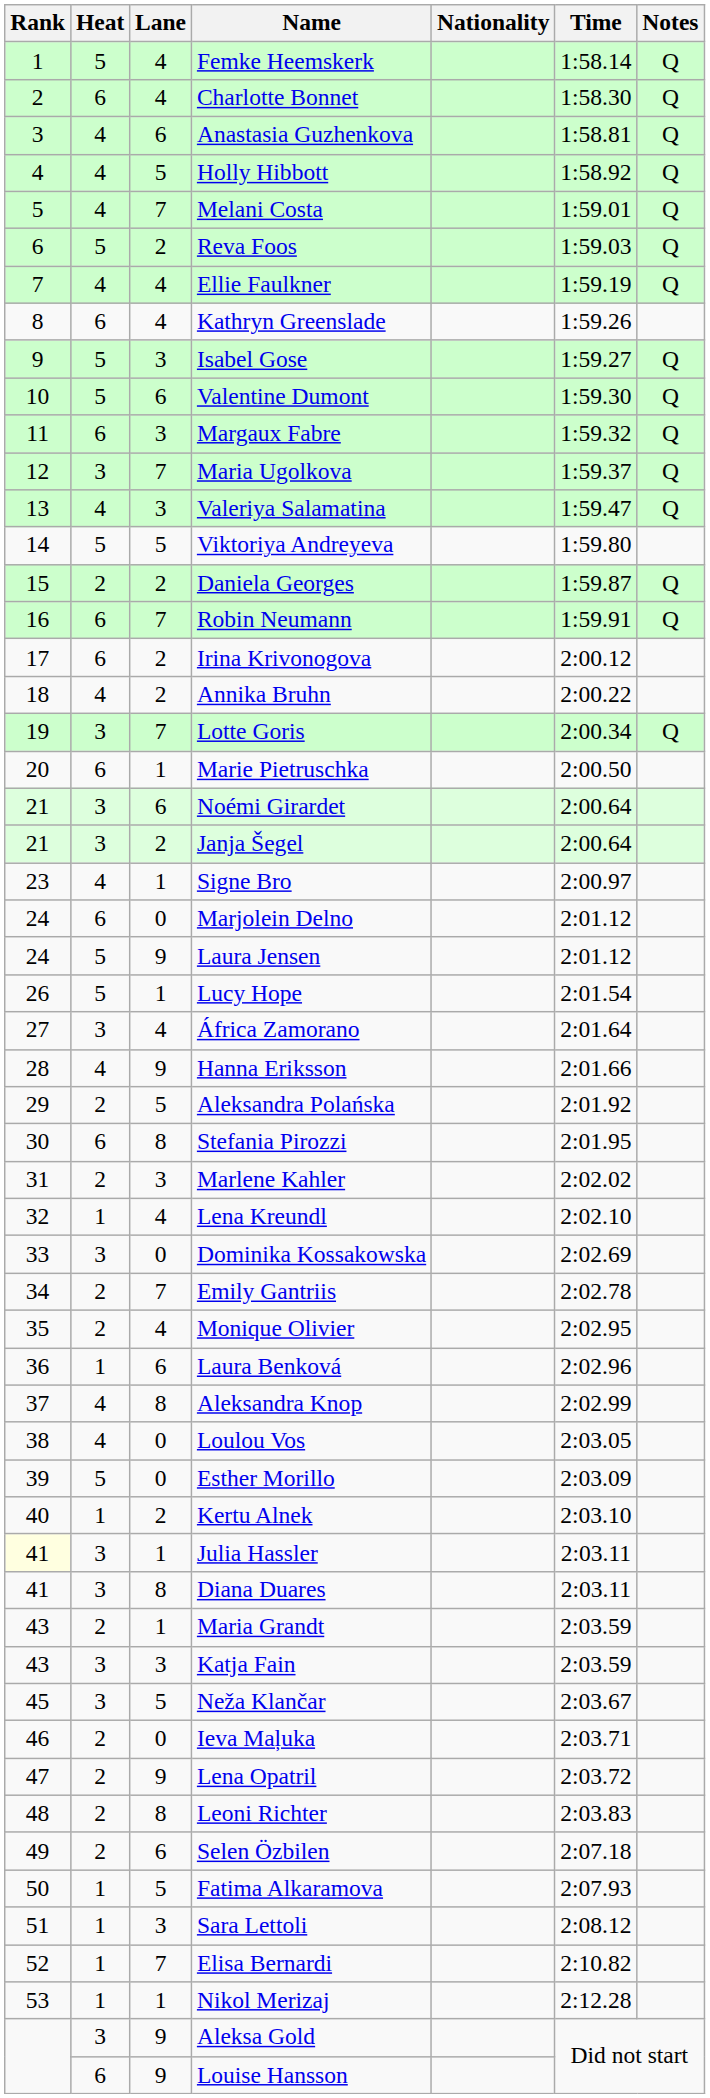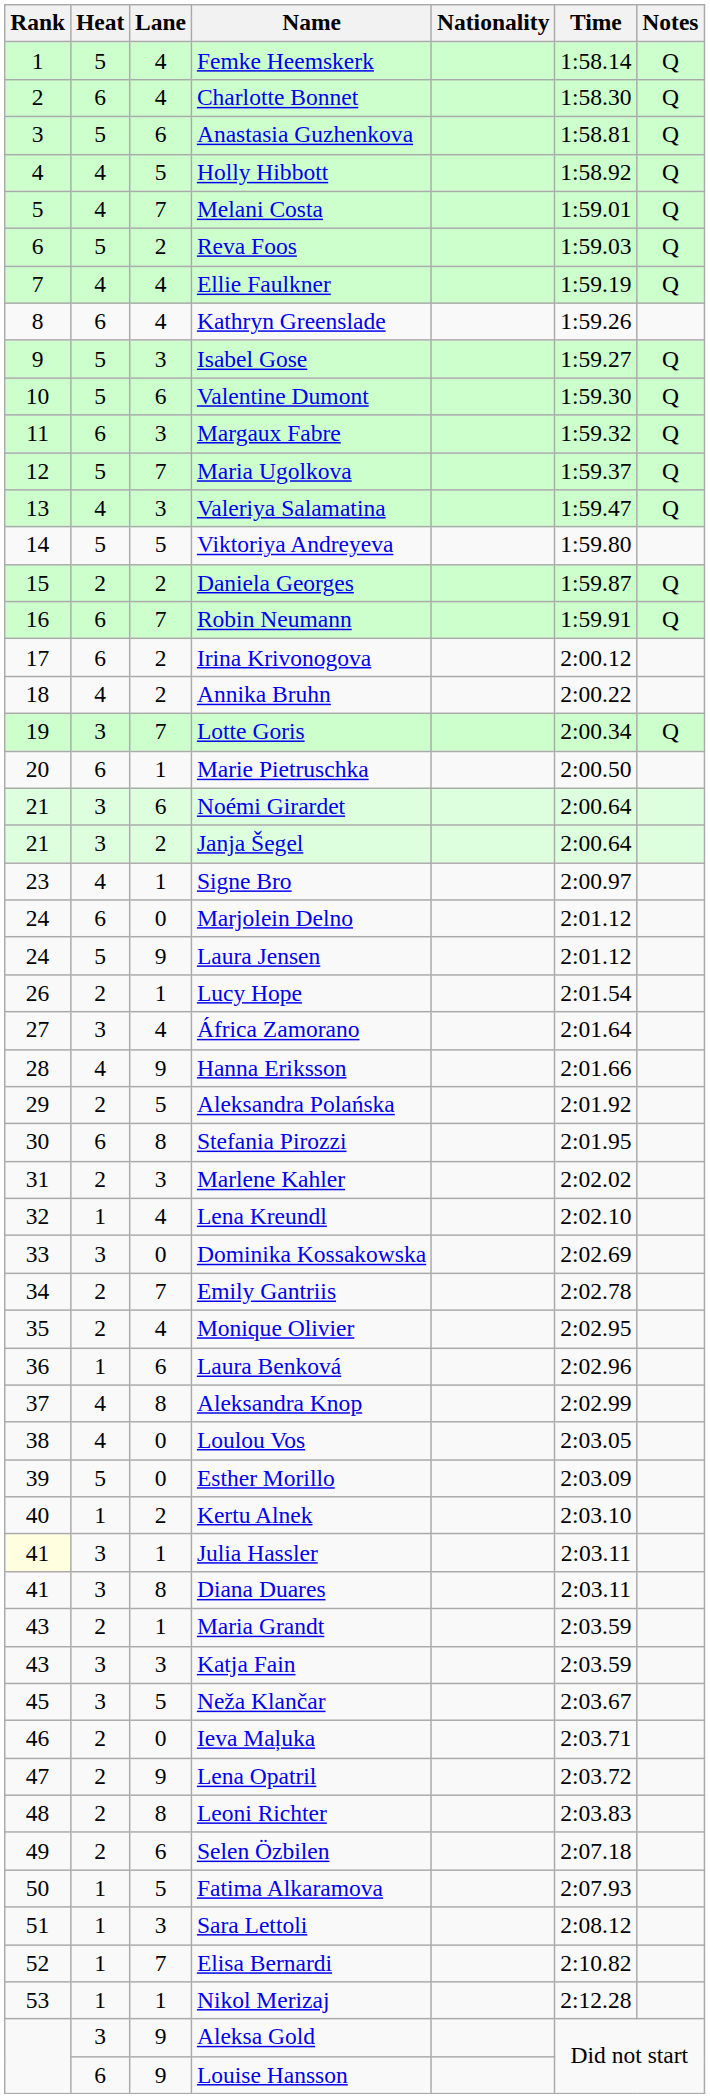(100, 135) 4 -> (100, 135) 5
(100, 470) 3 -> (100, 470) 5
(100, 992) 5 -> (100, 992) 2
